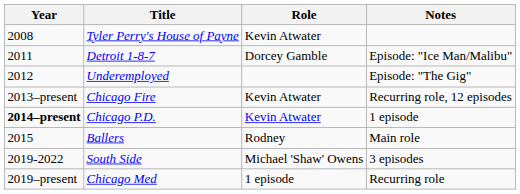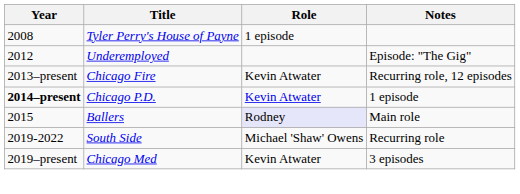(283, 35) Kevin Atwater -> (269, 35) 1 episode
- row: (121, 55)
(265, 138) no background -> (265, 117) lavender background
(396, 158) 3 episodes -> (407, 138) Recurring role
(269, 179) 1 episode -> (283, 158) Kevin Atwater
(407, 179) Recurring role -> (396, 158) 3 episodes
